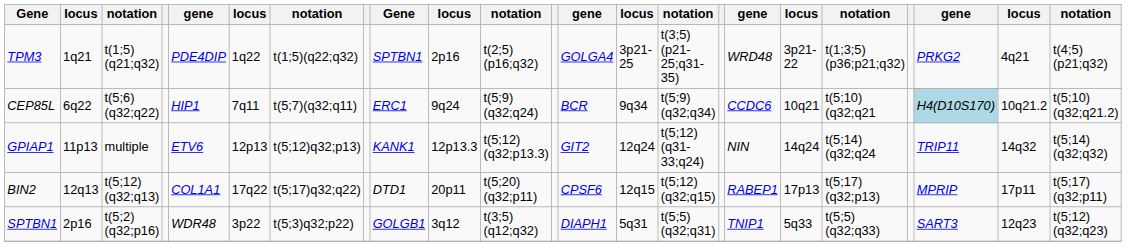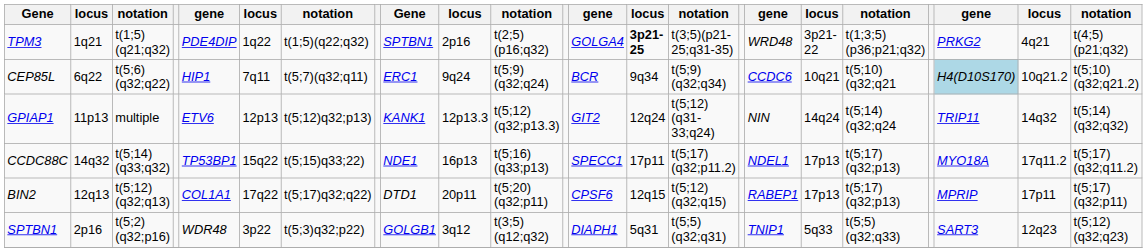(636, 56) normal -> (647, 42) bold
+ row: (38, 160)
